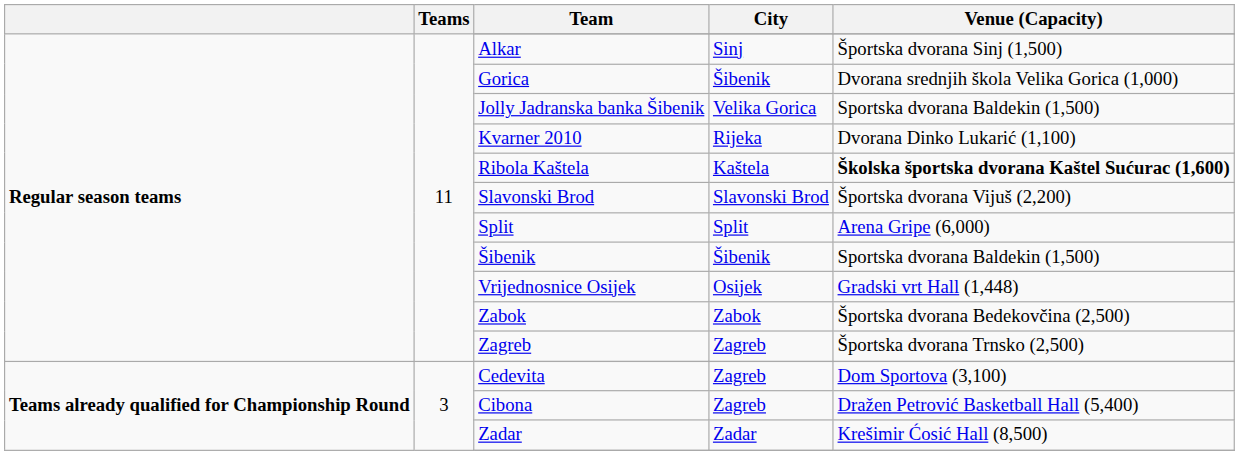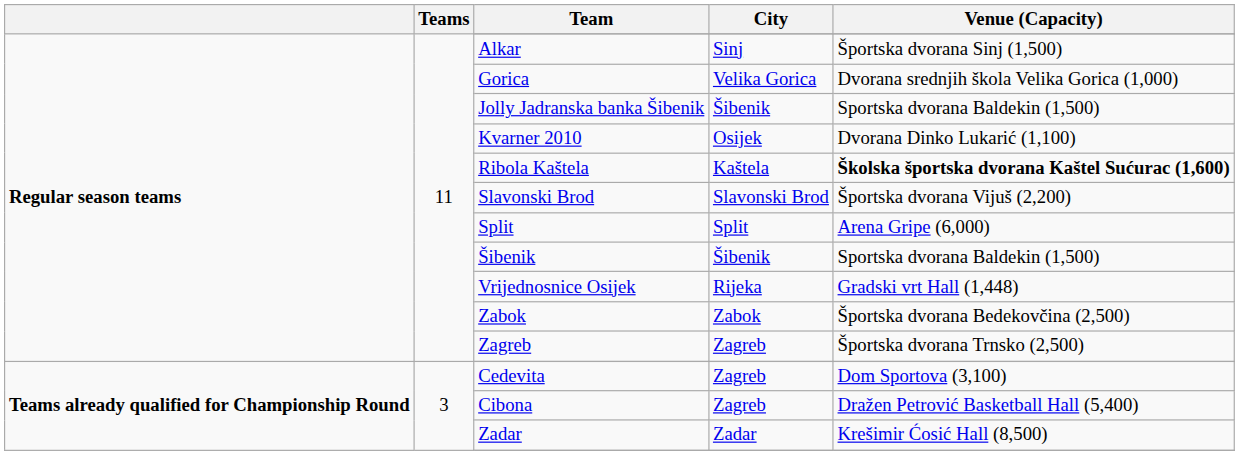(742, 78) Šibenik -> (765, 78) Velika Gorica
(765, 108) Velika Gorica -> (742, 108) Šibenik
(737, 138) Rijeka -> (737, 138) Osijek
(737, 286) Osijek -> (737, 286) Rijeka
